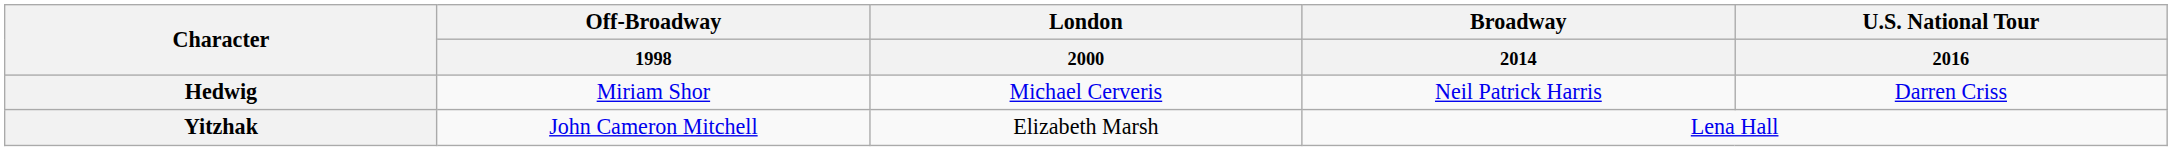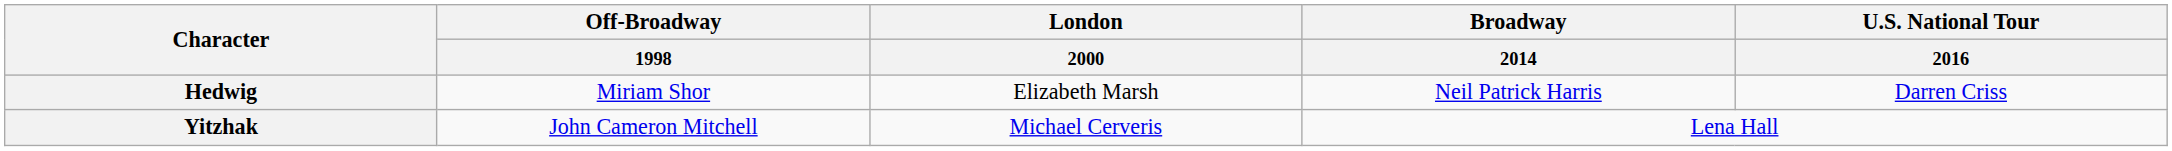(1086, 92) Michael Cerveris -> (1086, 92) Elizabeth Marsh
(1086, 127) Elizabeth Marsh -> (1086, 127) Michael Cerveris
